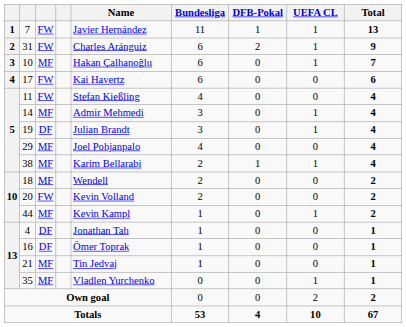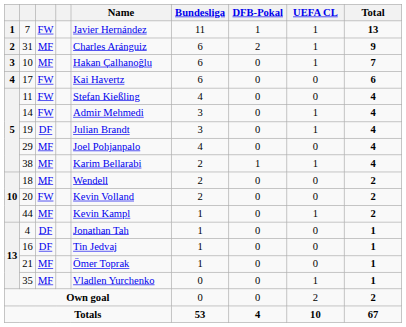(46, 46) FW -> (46, 46) MF
(46, 113) MF -> (46, 113) FW
(101, 247) Ömer Toprak -> (95, 247) Tin Jedvaj
(95, 264) Tin Jedvaj -> (101, 264) Ömer Toprak
